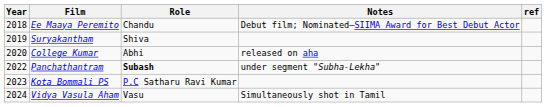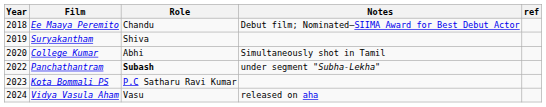(280, 53) released on aha -> (313, 53) Simultaneously shot in Tamil
(313, 95) Simultaneously shot in Tamil -> (280, 95) released on aha
